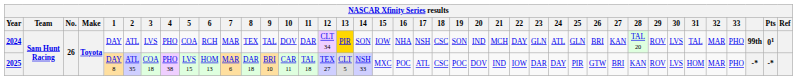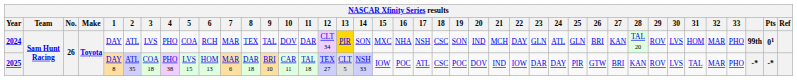(383, 41) IOW -> (383, 41) MXC
(696, 41) TAL -> (696, 41) HOM
(383, 64) MXC -> (383, 64) IOW
(696, 64) HOM -> (696, 64) TAL
